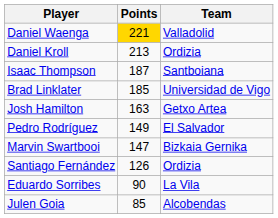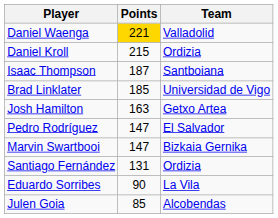(139, 52) 213 -> (139, 52) 215
(139, 128) 149 -> (139, 128) 147
(139, 166) 126 -> (139, 166) 131
